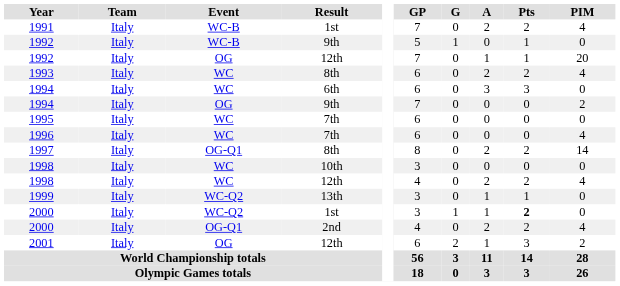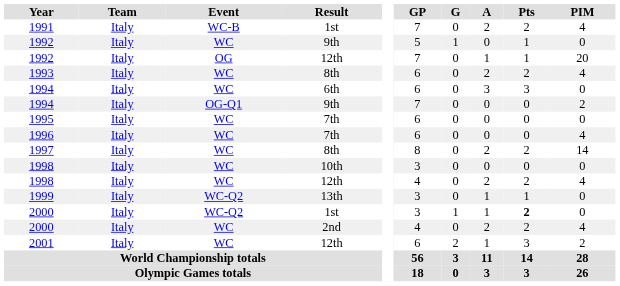(224, 42) WC-B -> (224, 42) WC
(224, 104) OG -> (224, 104) OG-Q1
(224, 150) OG-Q1 -> (224, 150) WC
(224, 227) OG-Q1 -> (224, 227) WC
(224, 242) OG -> (224, 242) WC
